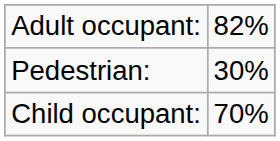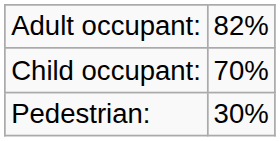rows swapped: (106, 113) <-> (81, 69)
